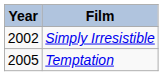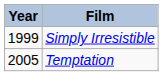(23, 38) 2002 -> (23, 38) 1999
